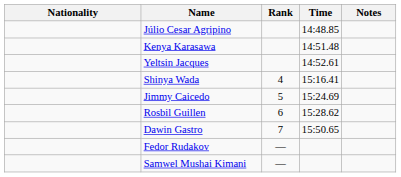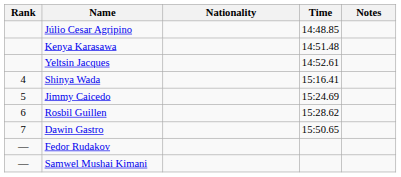columns swapped: (280, 12) <-> (73, 12)
